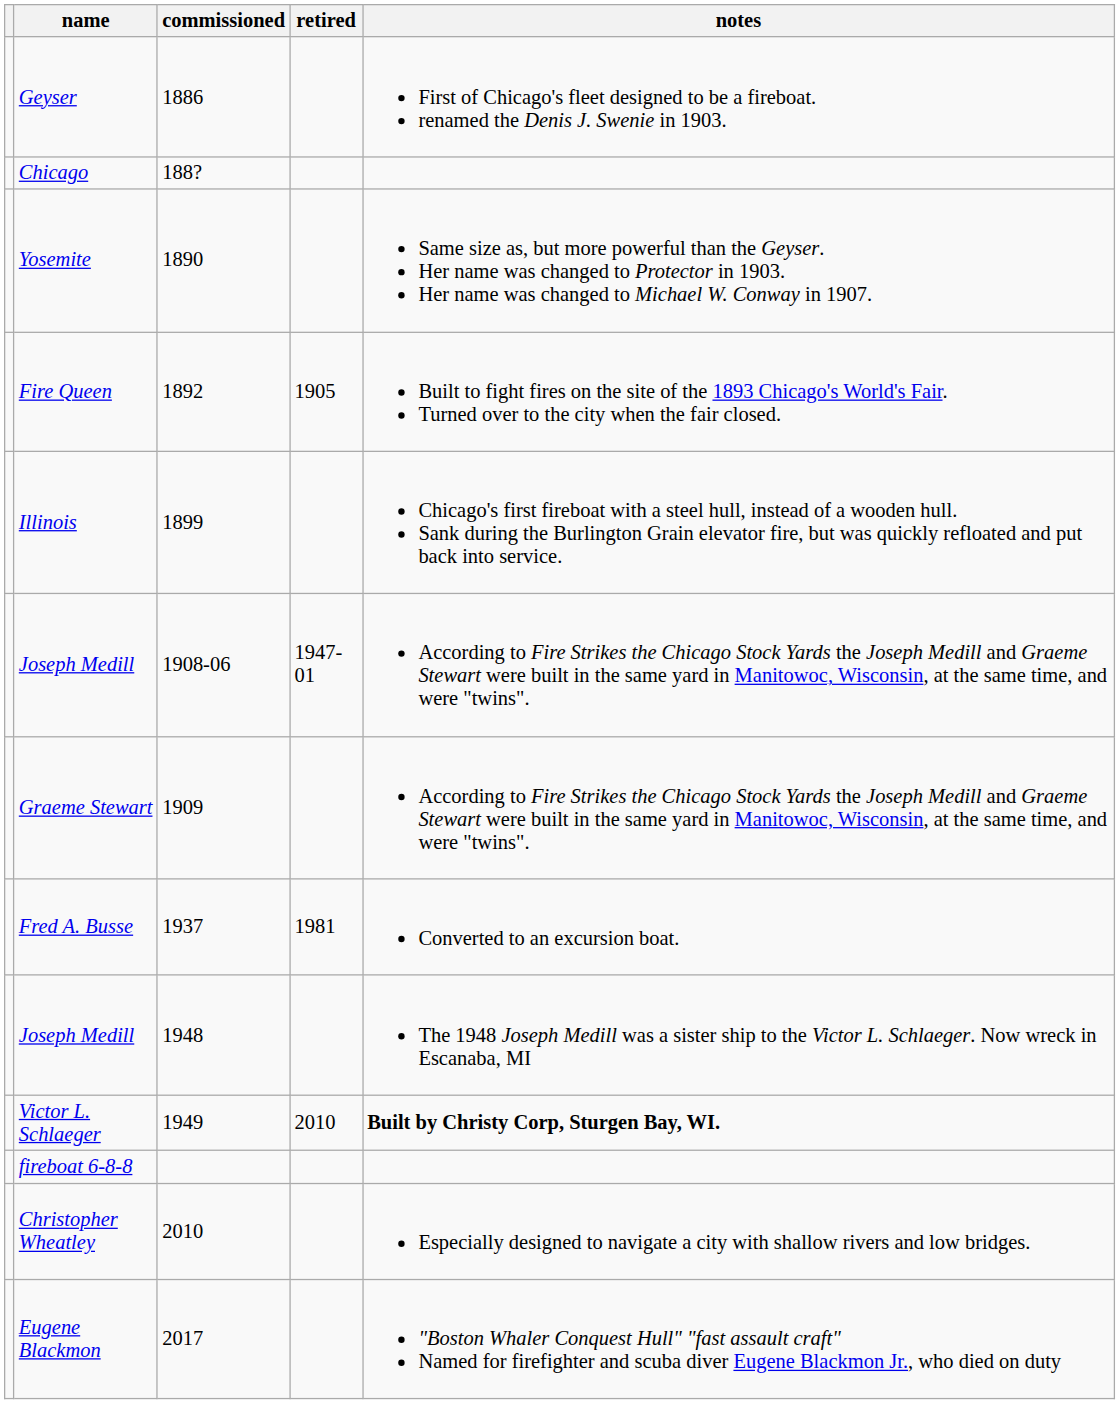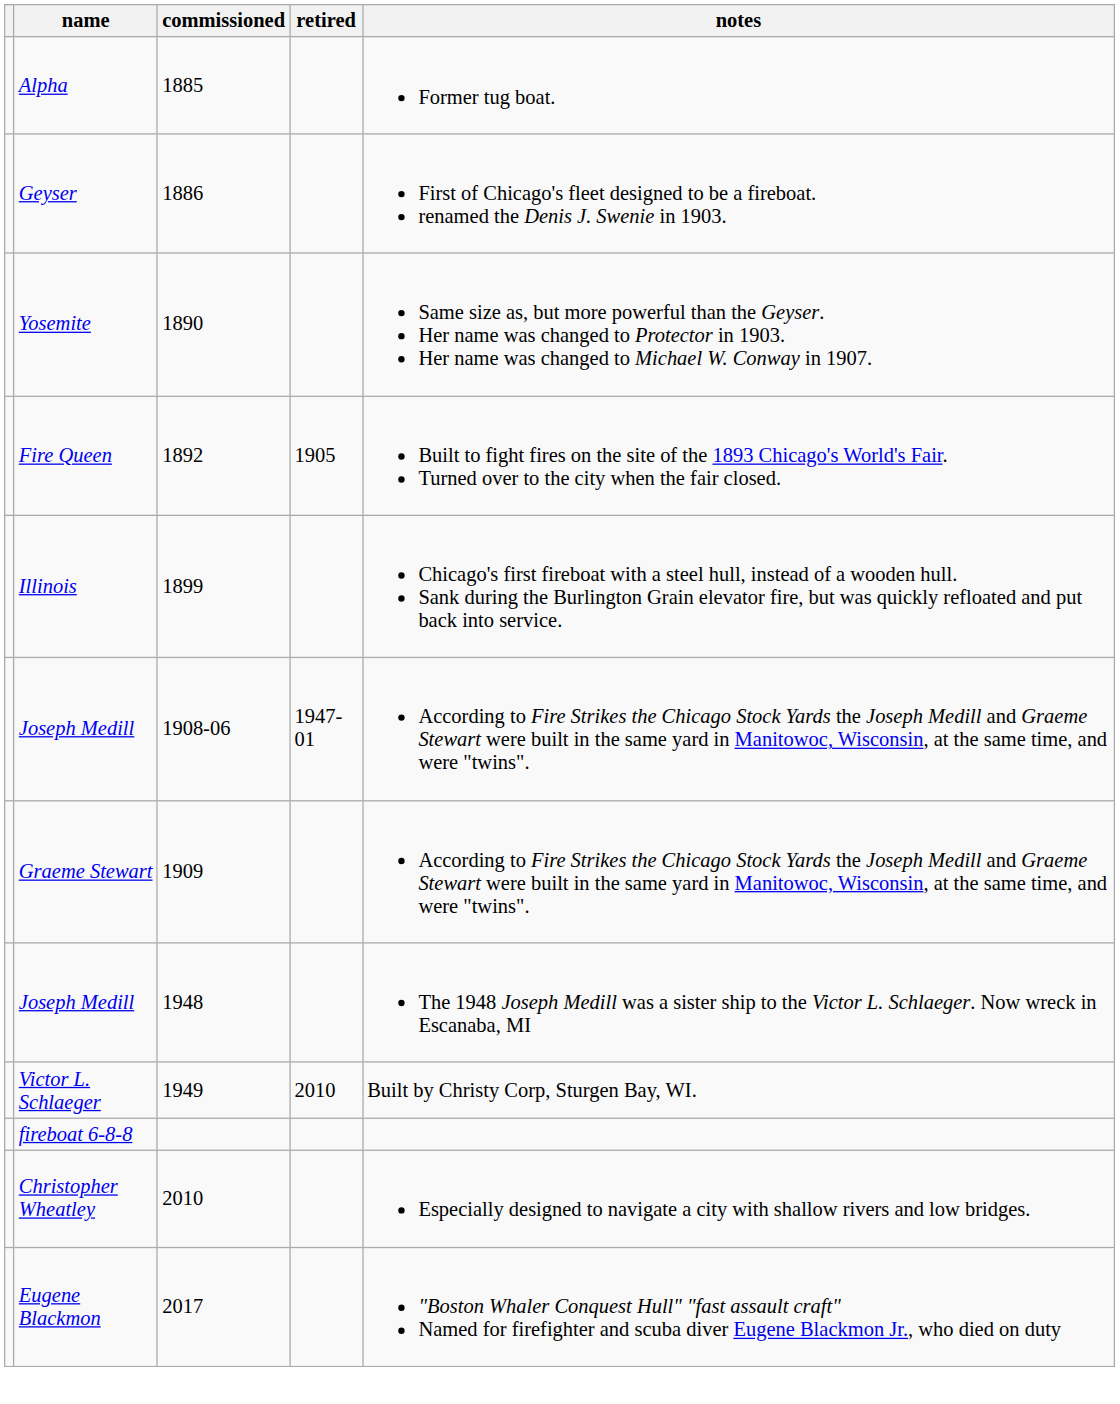+ row: (43, 85)
- row: (53, 172)
- row: (76, 926)
(544, 1122) bold -> (532, 1090) normal
